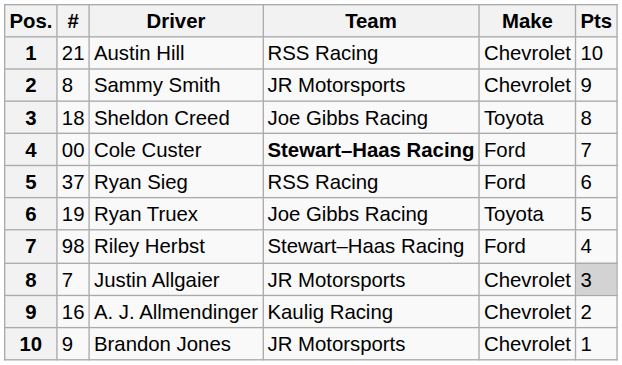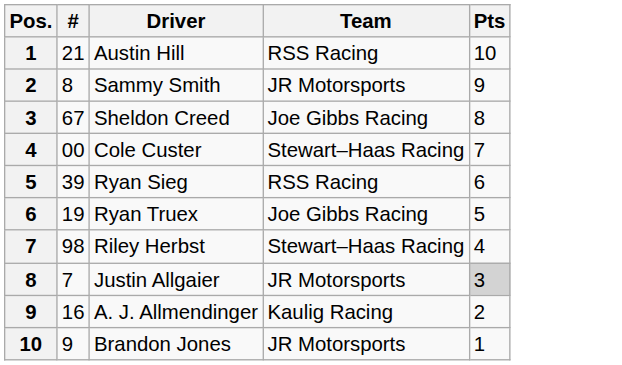- column: (527, 21)
(73, 118) 18 -> (73, 118) 67
(371, 150) bold -> (366, 150) normal
(73, 182) 37 -> (73, 182) 39
